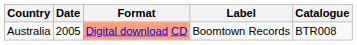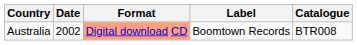(68, 31) 2005 -> (68, 31) 2002
